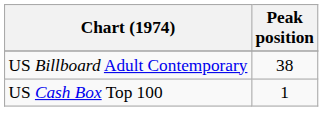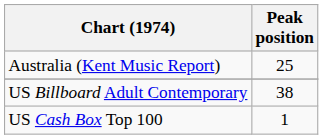+ row: (114, 65)
